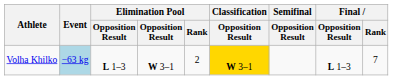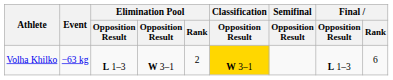(75, 60) lightblue background -> (75, 60) no background
(375, 60) 7 -> (375, 60) 6
